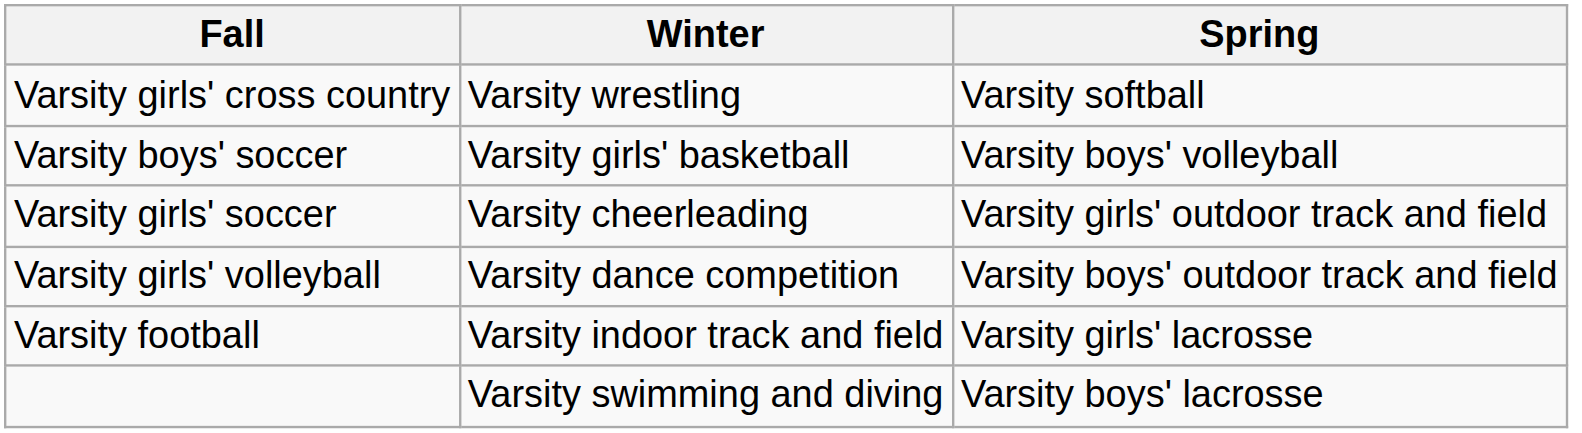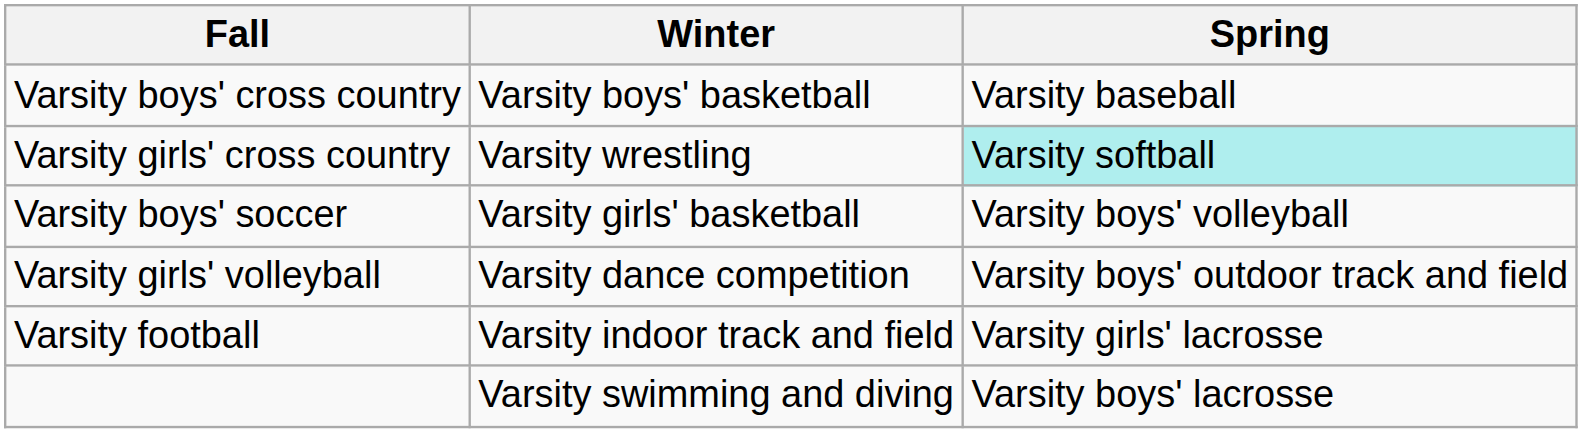+ row: (237, 94)
(1083, 94) no background -> (1093, 154) paleturquoise background
- row: (175, 214)
